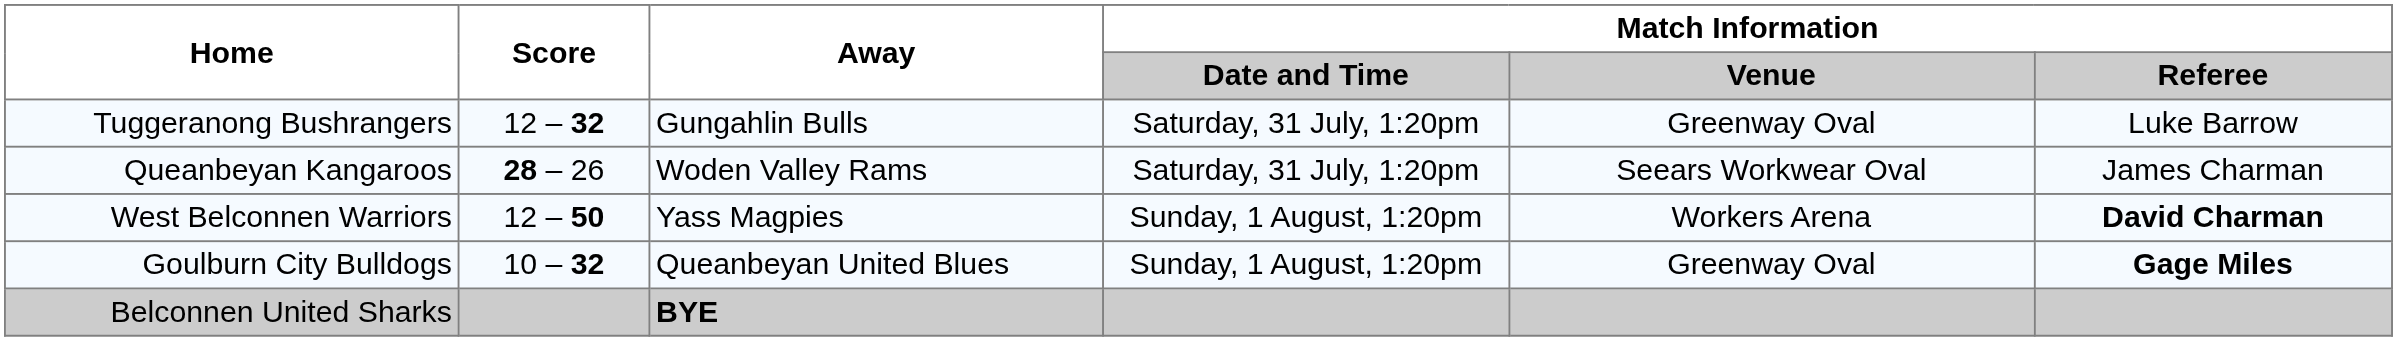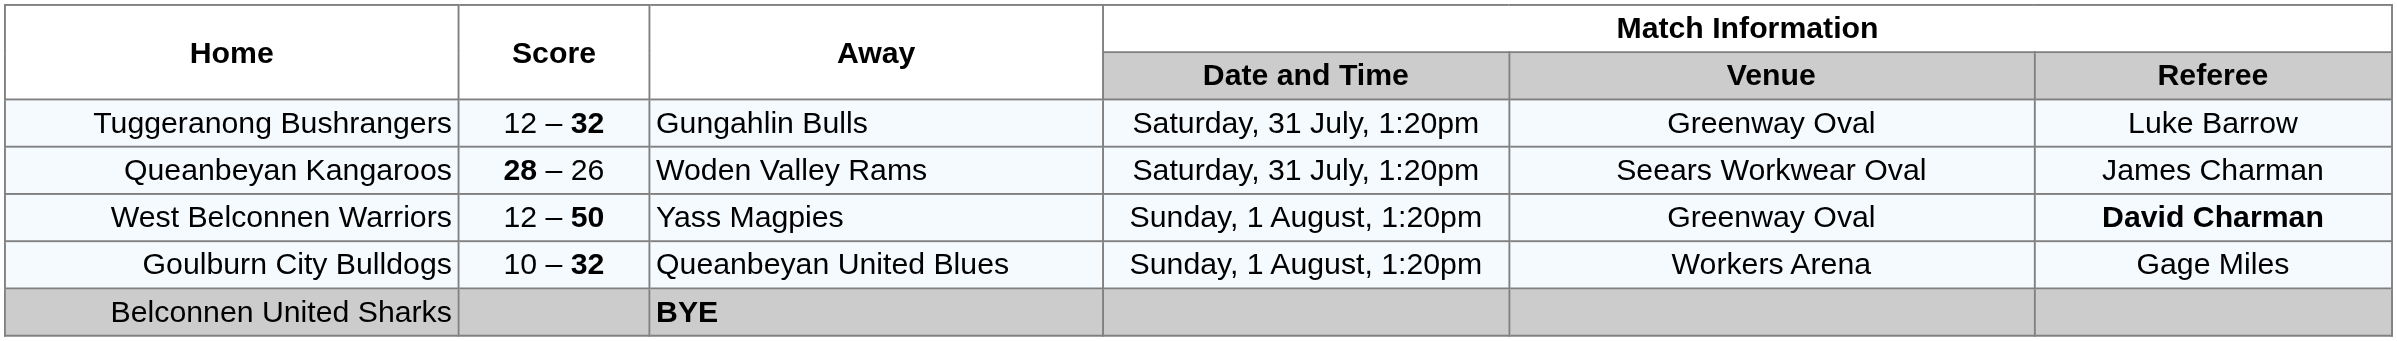(1771, 217) Workers Arena -> (1771, 217) Greenway Oval
(1771, 264) Greenway Oval -> (1771, 264) Workers Arena
(2213, 264) bold -> (2213, 264) normal
